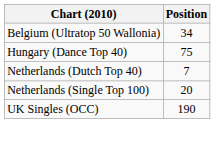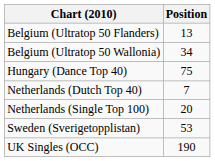+ row: (83, 33)
+ row: (74, 128)
